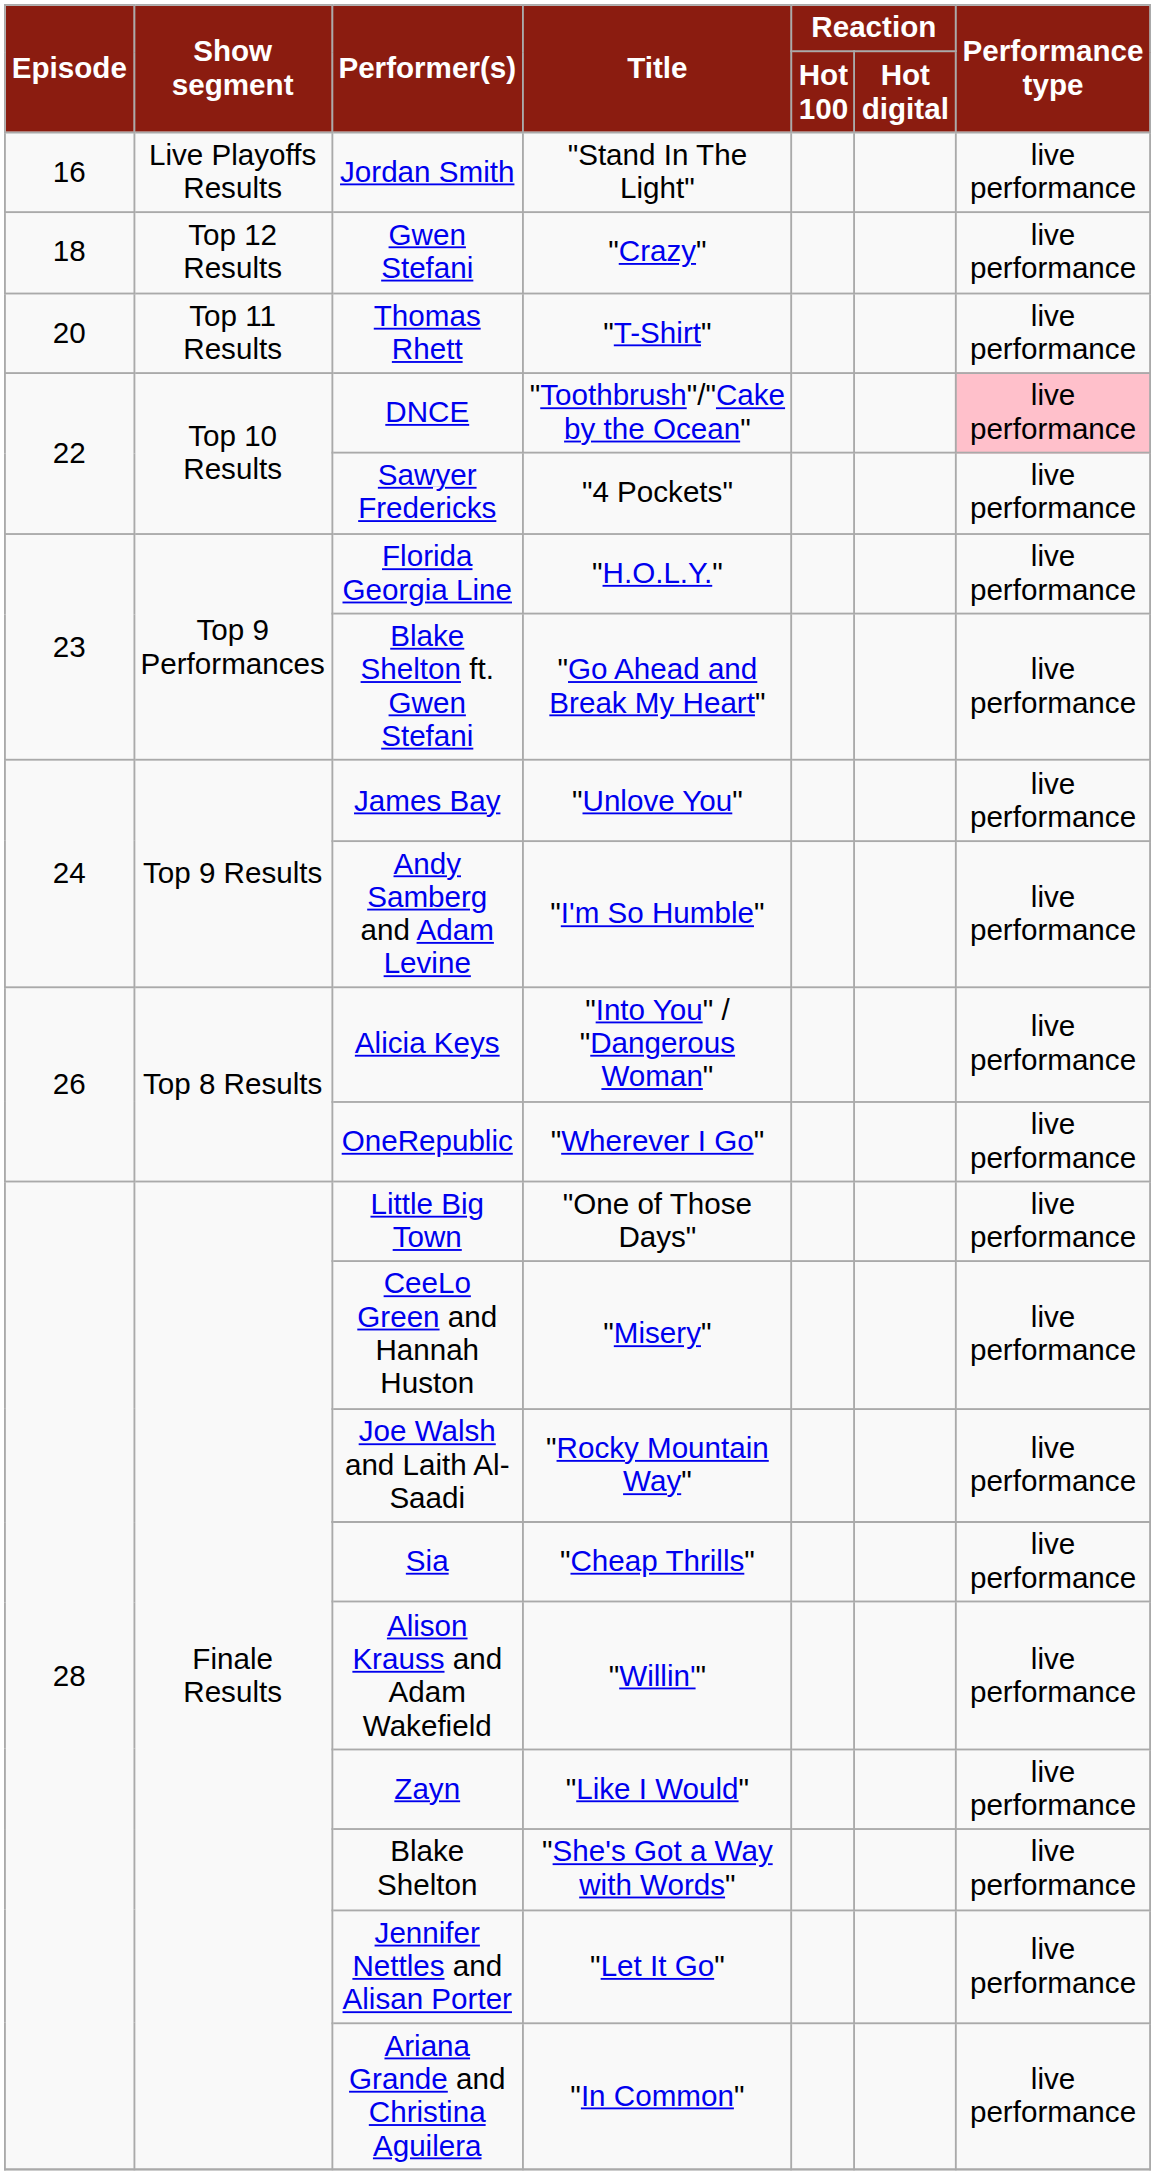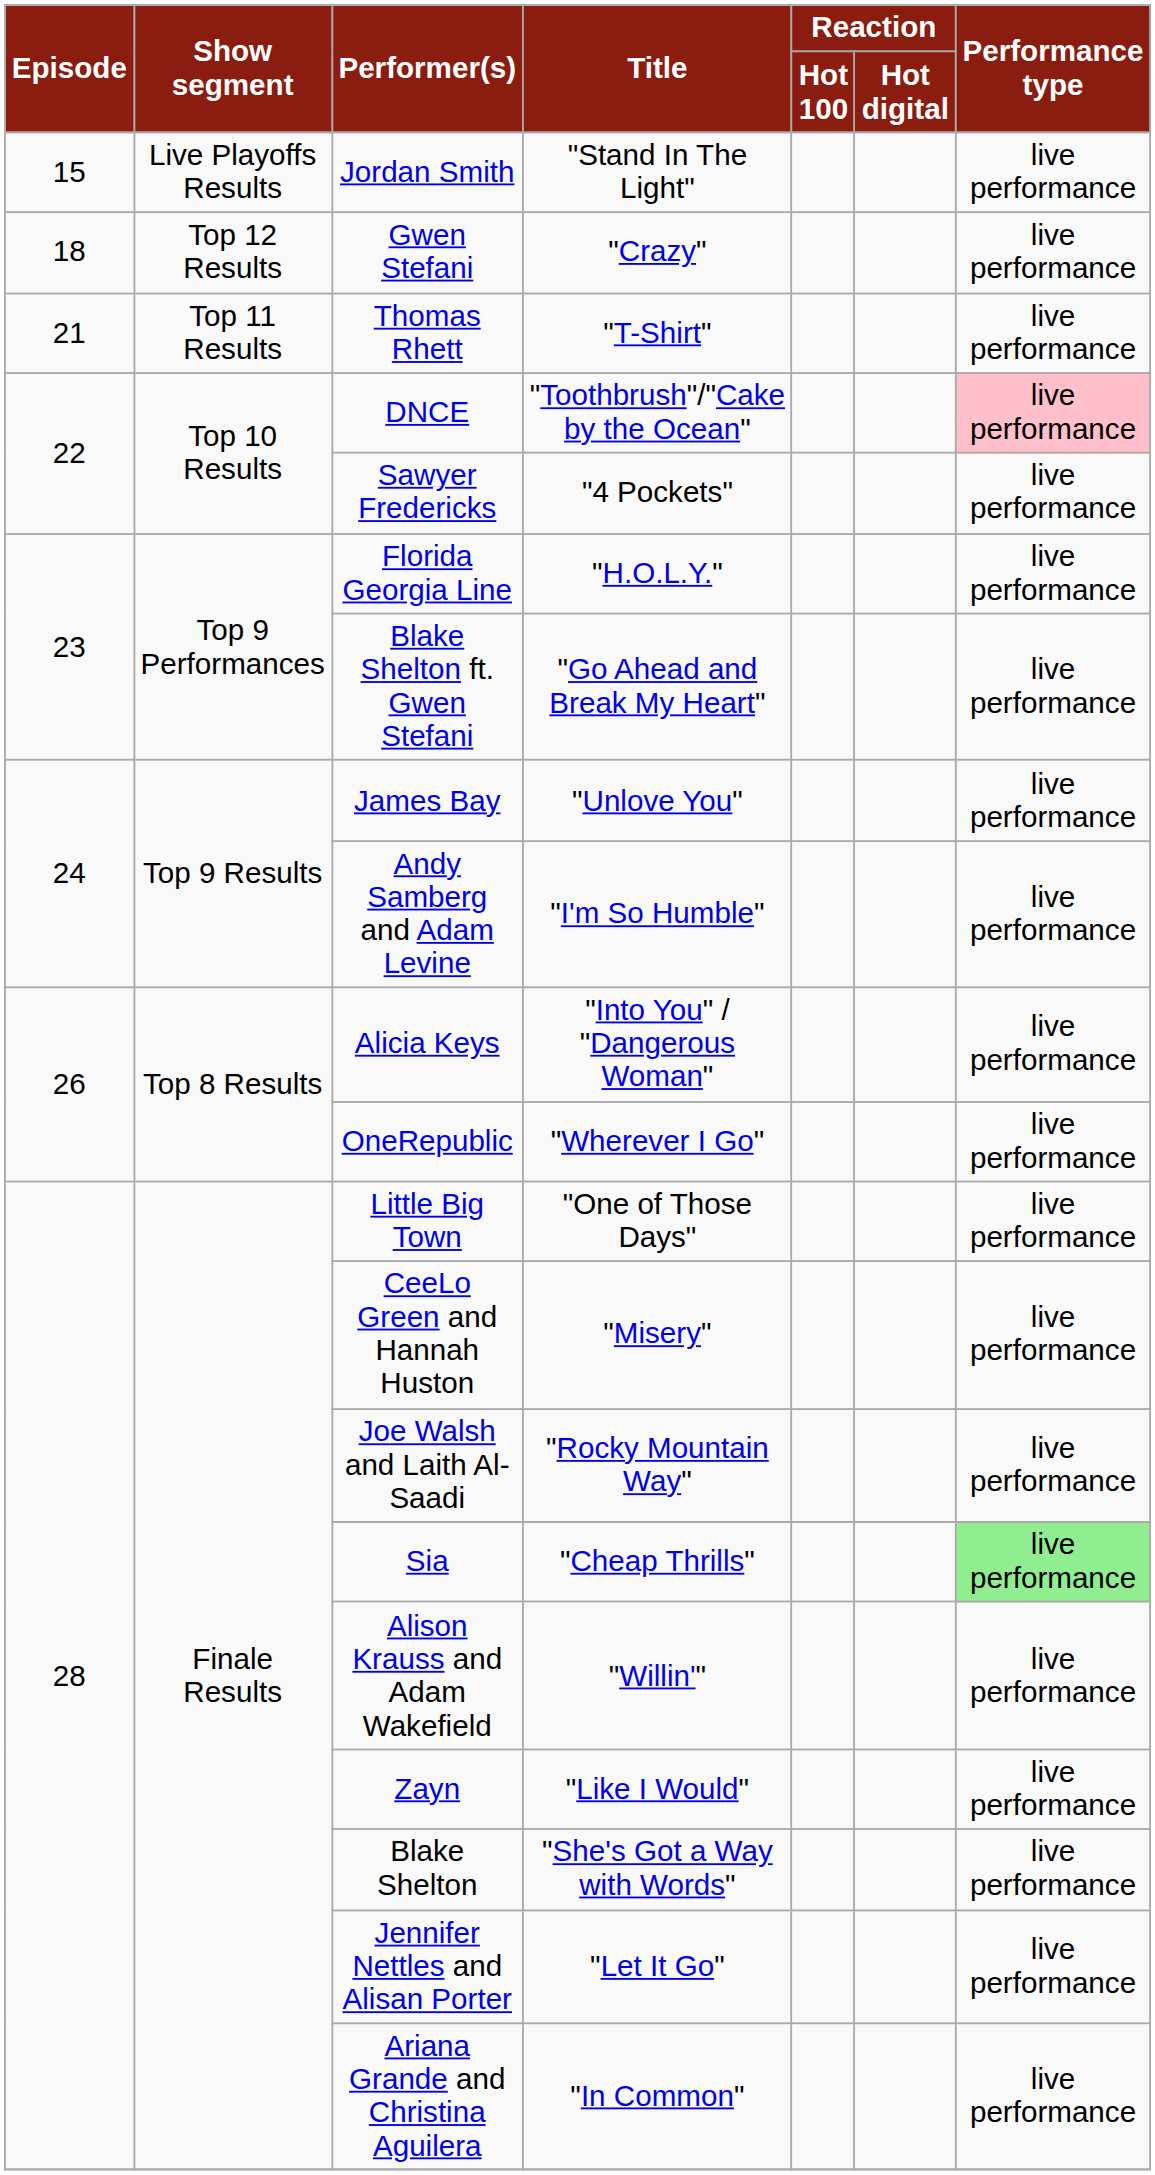(69, 171) 16 -> (69, 171) 15
(69, 332) 20 -> (69, 332) 21
(1053, 1561) no background -> (1053, 1561) lightgreen background
